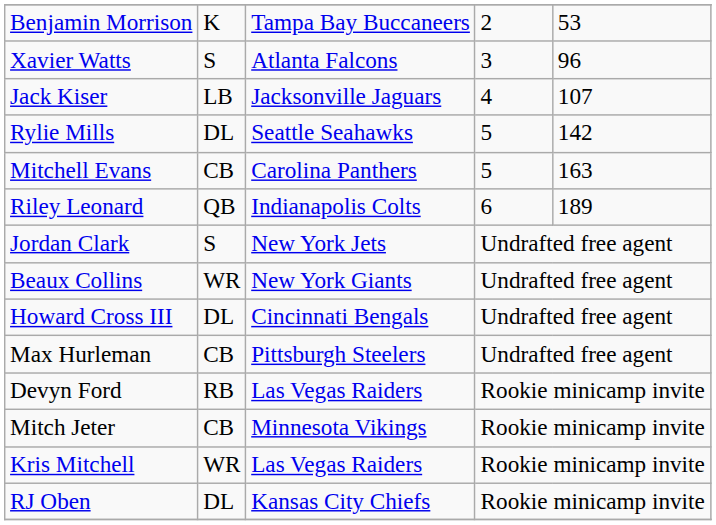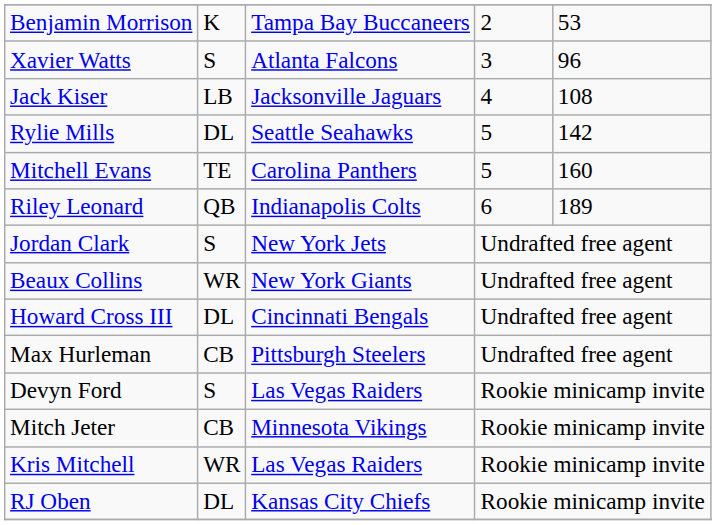(575, 96) 107 -> (575, 96) 108
(219, 170) CB -> (217, 170) TE
(575, 170) 163 -> (575, 170) 160
(219, 390) RB -> (210, 390) S
